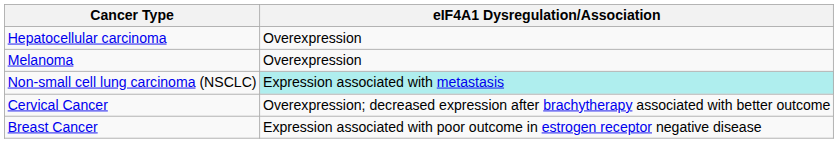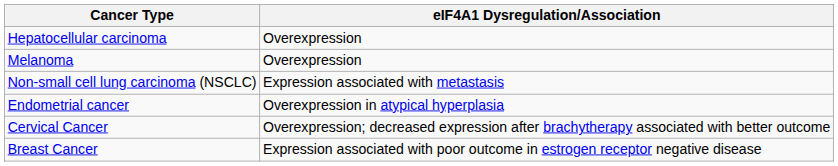(384, 82) paleturquoise background -> (384, 82) no background
+ row: (68, 104)
